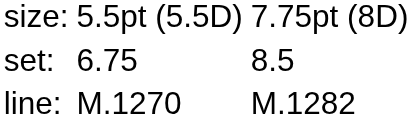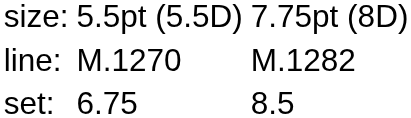rows swapped: (29, 60) <-> (33, 103)
